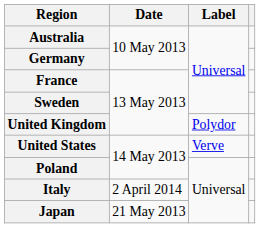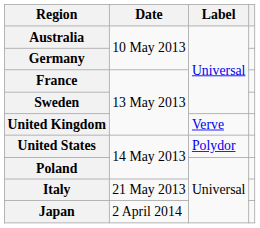(214, 124) Polydor -> (208, 124) Verve
(208, 146) Verve -> (214, 146) Polydor
(147, 189) 2 April 2014 -> (149, 189) 21 May 2013
(149, 211) 21 May 2013 -> (147, 211) 2 April 2014
